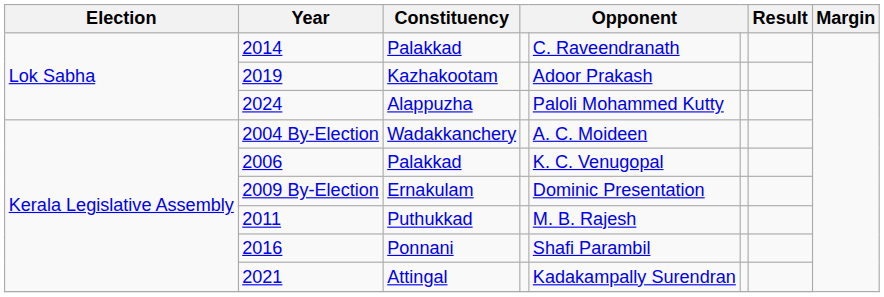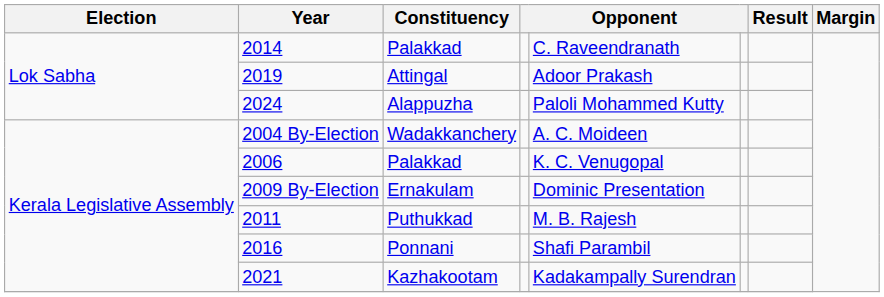(442, 76) Kazhakootam -> (417, 76) Attingal
(417, 276) Attingal -> (442, 276) Kazhakootam
